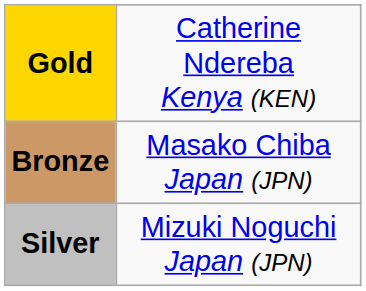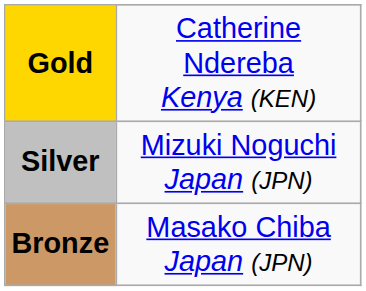rows swapped: (60, 243) <-> (60, 161)
